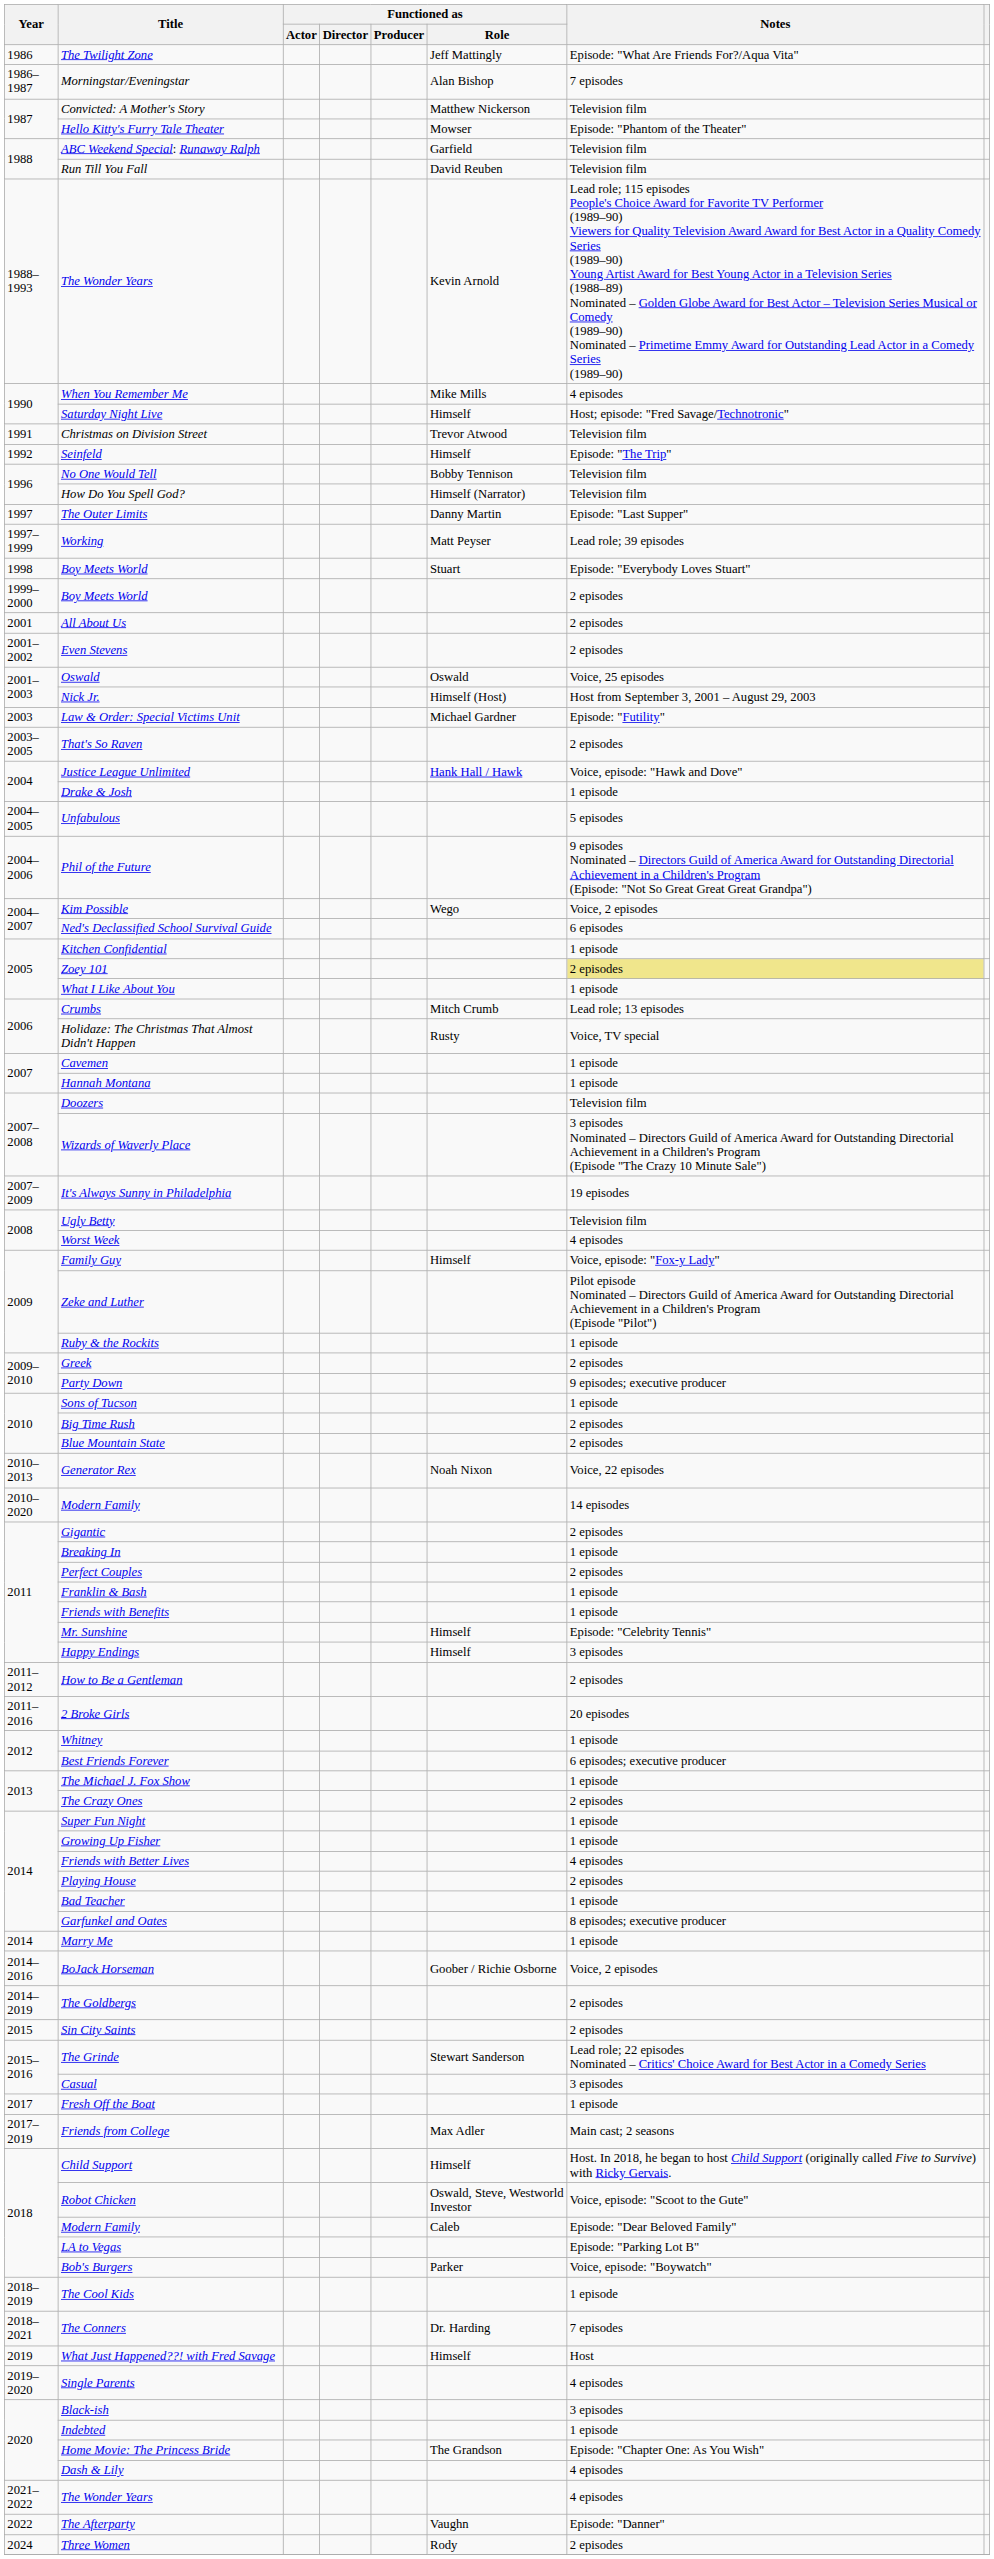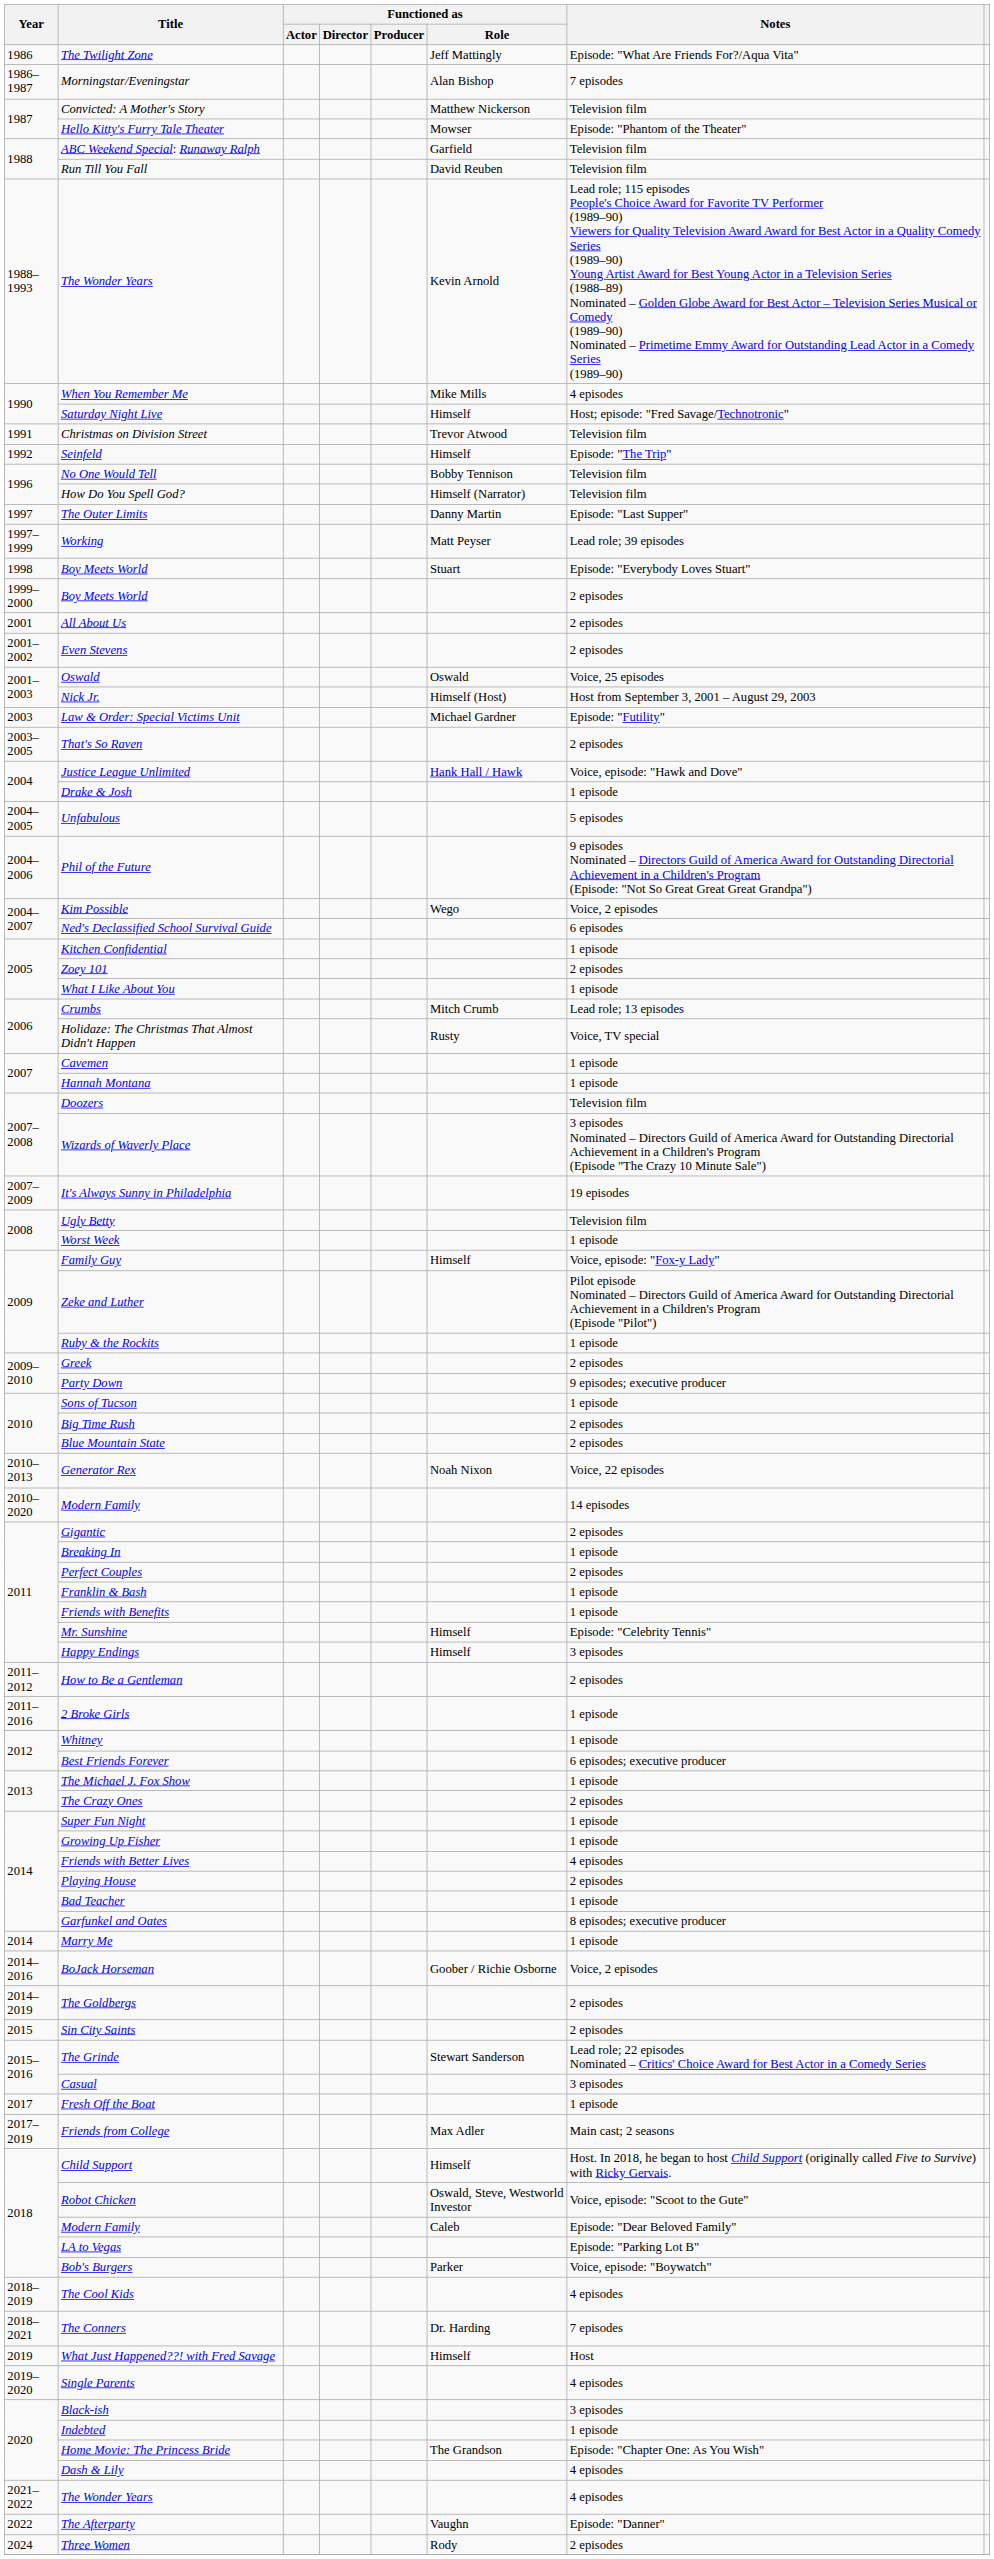(596, 968) khaki background -> (596, 968) no background
(596, 1240) 4 episodes -> (594, 1240) 1 episode
(600, 1713) 20 episodes -> (594, 1713) 1 episode
(594, 2294) 1 episode -> (596, 2294) 4 episodes
